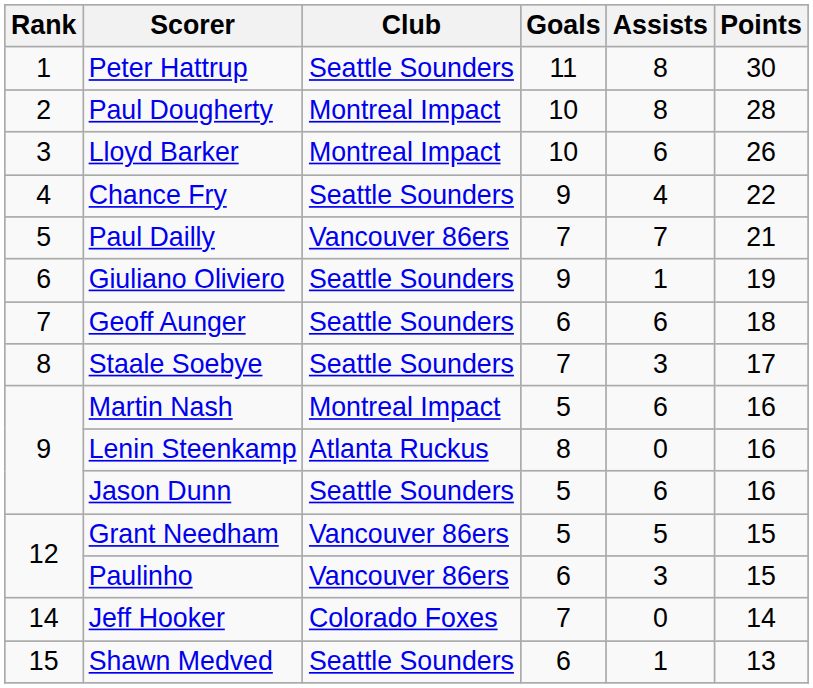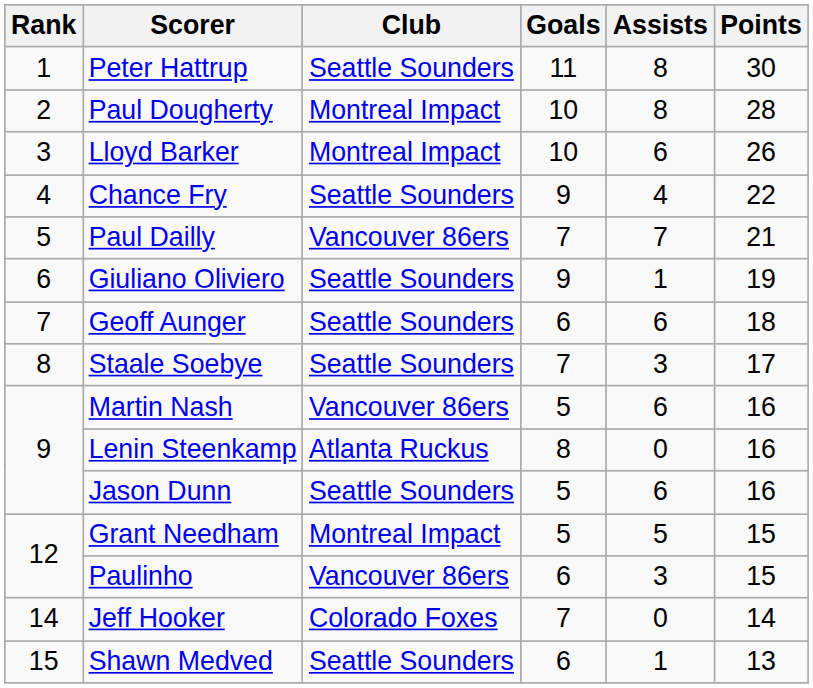(405, 407) Montreal Impact -> (409, 407) Vancouver 86ers
(409, 534) Vancouver 86ers -> (405, 534) Montreal Impact
